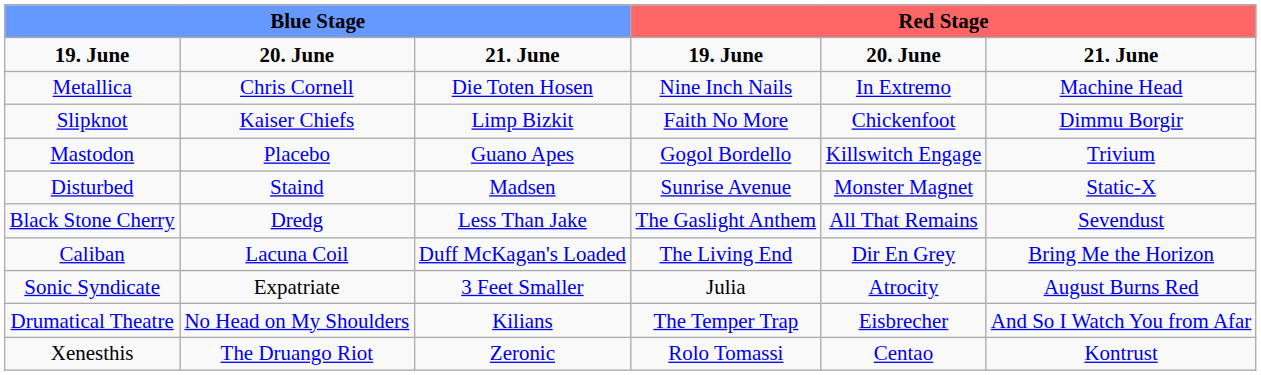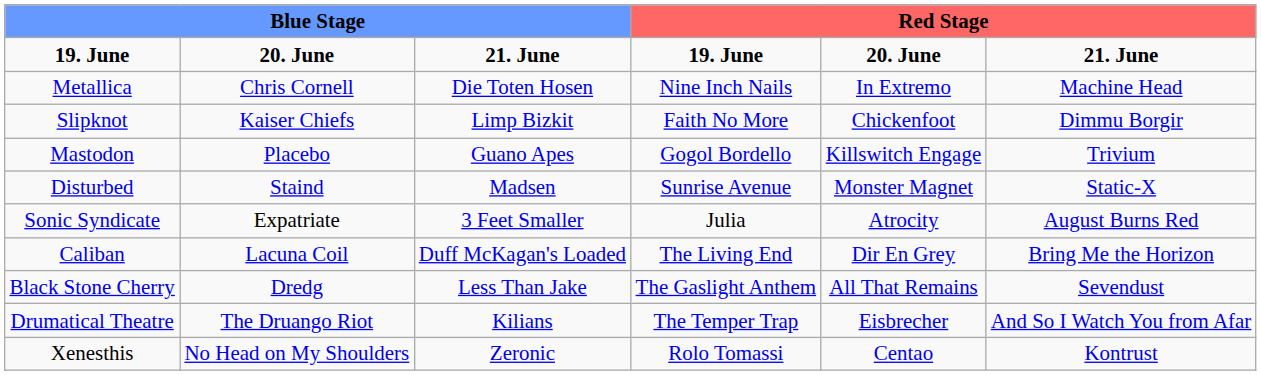rows swapped: (92, 220) <-> (92, 287)
(297, 320) No Head on My Shoulders -> (297, 320) The Druango Riot
(297, 353) The Druango Riot -> (297, 353) No Head on My Shoulders
